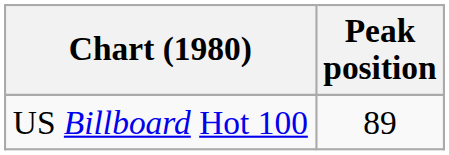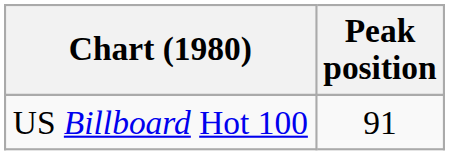(380, 121) 89 -> (380, 121) 91
